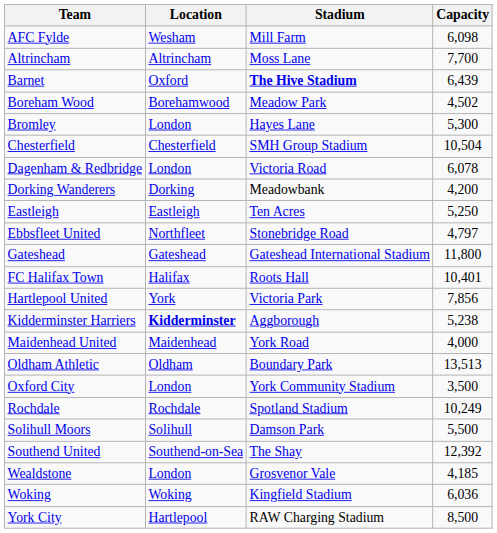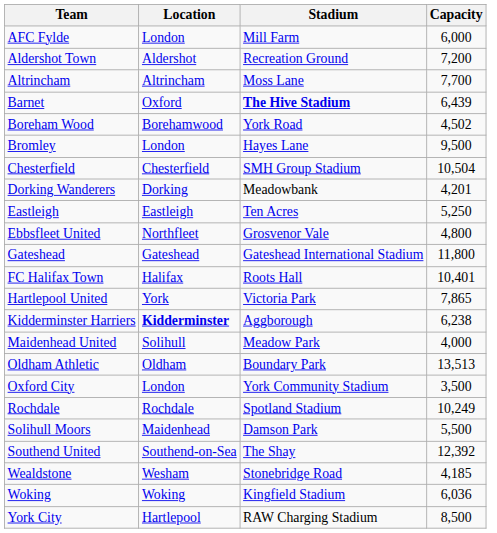(172, 37) Wesham -> (163, 37) London
(463, 37) 6,098 -> (456, 37) 6,000
+ row: (52, 59)
(288, 102) Meadow Park -> (273, 124) York Road
(463, 124) 5,300 -> (456, 146) 9,500
- row: (75, 168)
(463, 189) 4,200 -> (456, 189) 4,201
(299, 233) Stonebridge Road -> (286, 233) Grosvenor Vale
(463, 233) 4,797 -> (456, 233) 4,800
(463, 299) 7,856 -> (456, 299) 7,865
(463, 320) 5,238 -> (456, 320) 6,238
(182, 342) Maidenhead -> (164, 342) Solihull
(279, 342) York Road -> (281, 342) Meadow Park
(170, 430) Solihull -> (176, 430) Maidenhead
(170, 473) London -> (165, 473) Wesham
(292, 473) Grosvenor Vale -> (293, 473) Stonebridge Road
